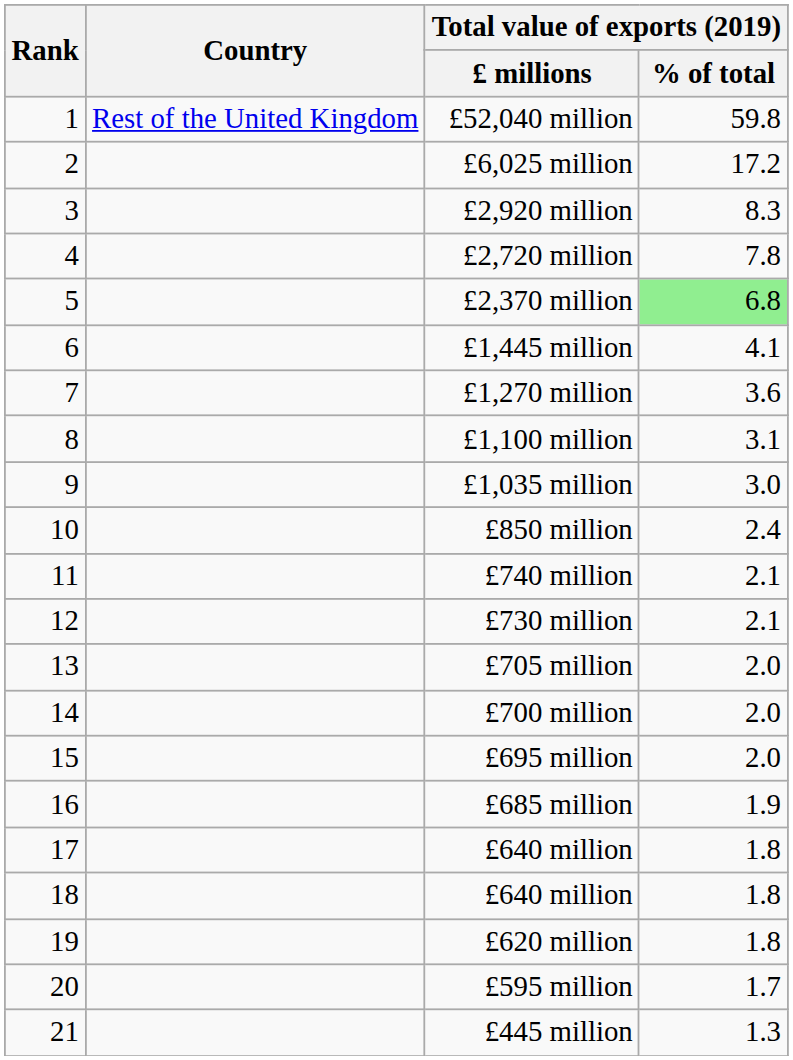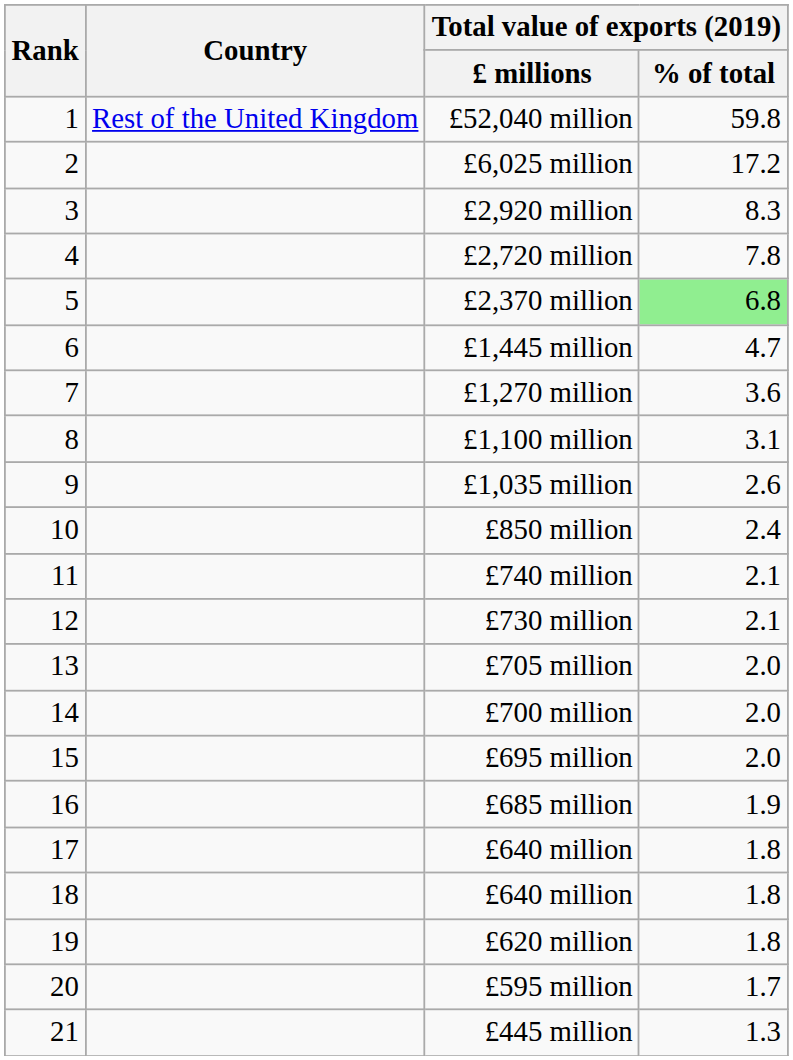(763, 347) 4.1 -> (763, 347) 4.7
(763, 484) 3.0 -> (763, 484) 2.6
